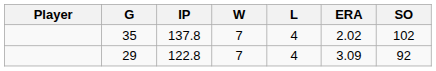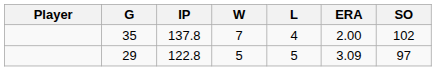(349, 35) 2.02 -> (349, 35) 2.00
(239, 55) 7 -> (239, 55) 5
(294, 55) 4 -> (294, 55) 5
(404, 55) 92 -> (404, 55) 97
